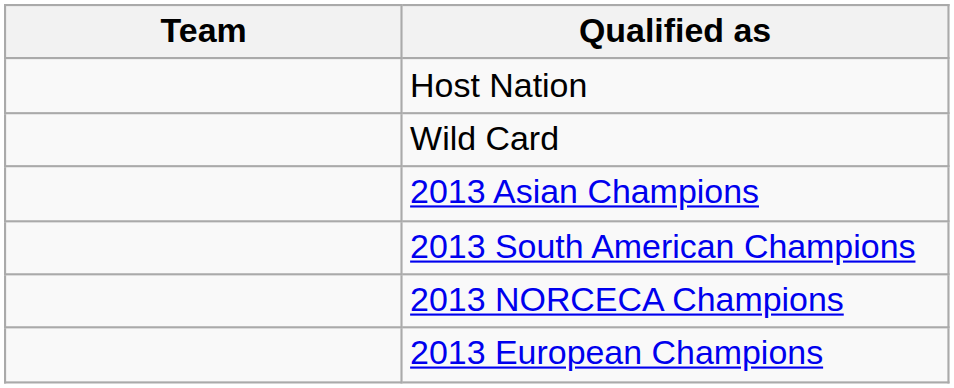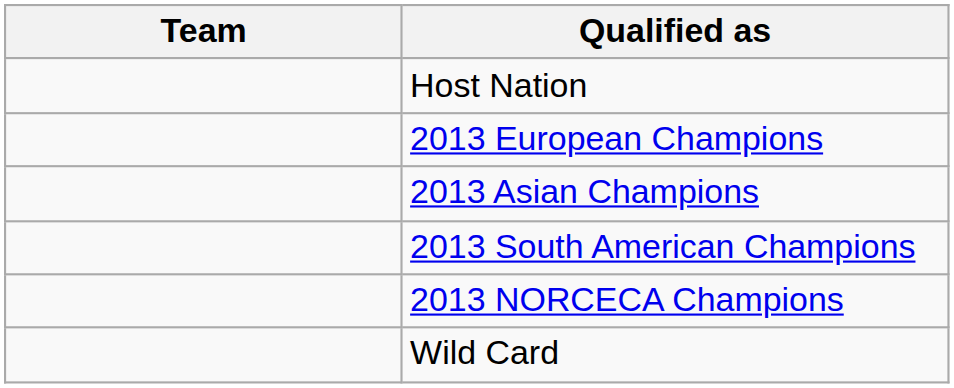rows swapped: (617, 354) <-> (485, 138)
